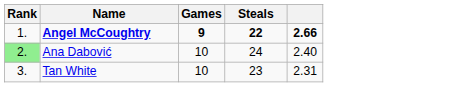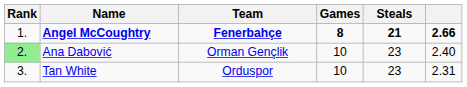+ column: (248, 14)
(201, 33) 9 -> (340, 33) 8
(256, 33) 22 -> (394, 33) 21
(256, 52) 24 -> (394, 52) 23
